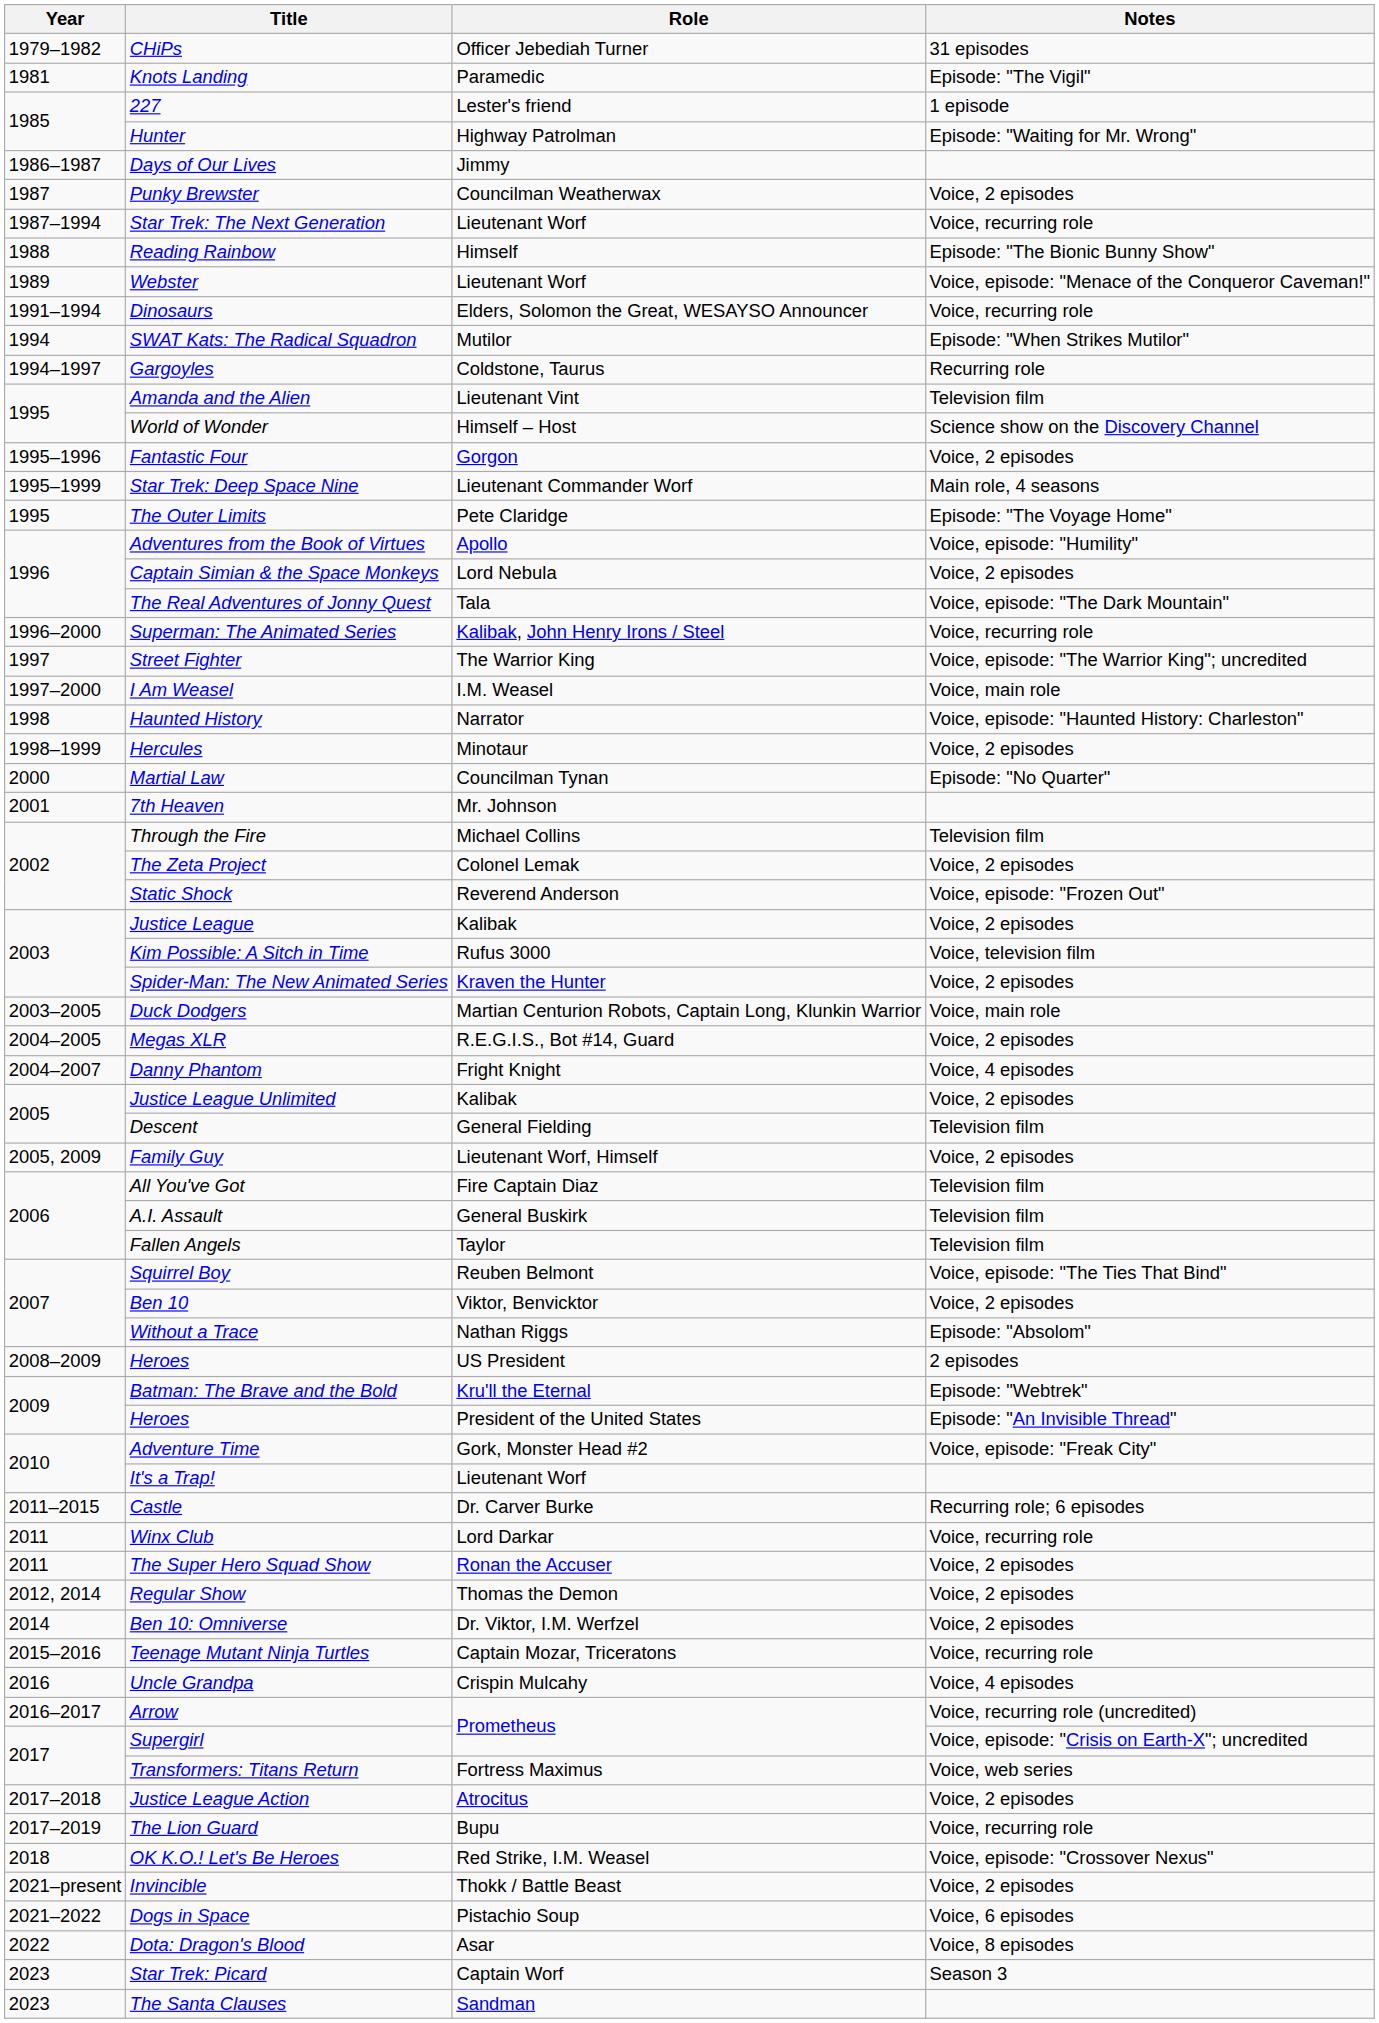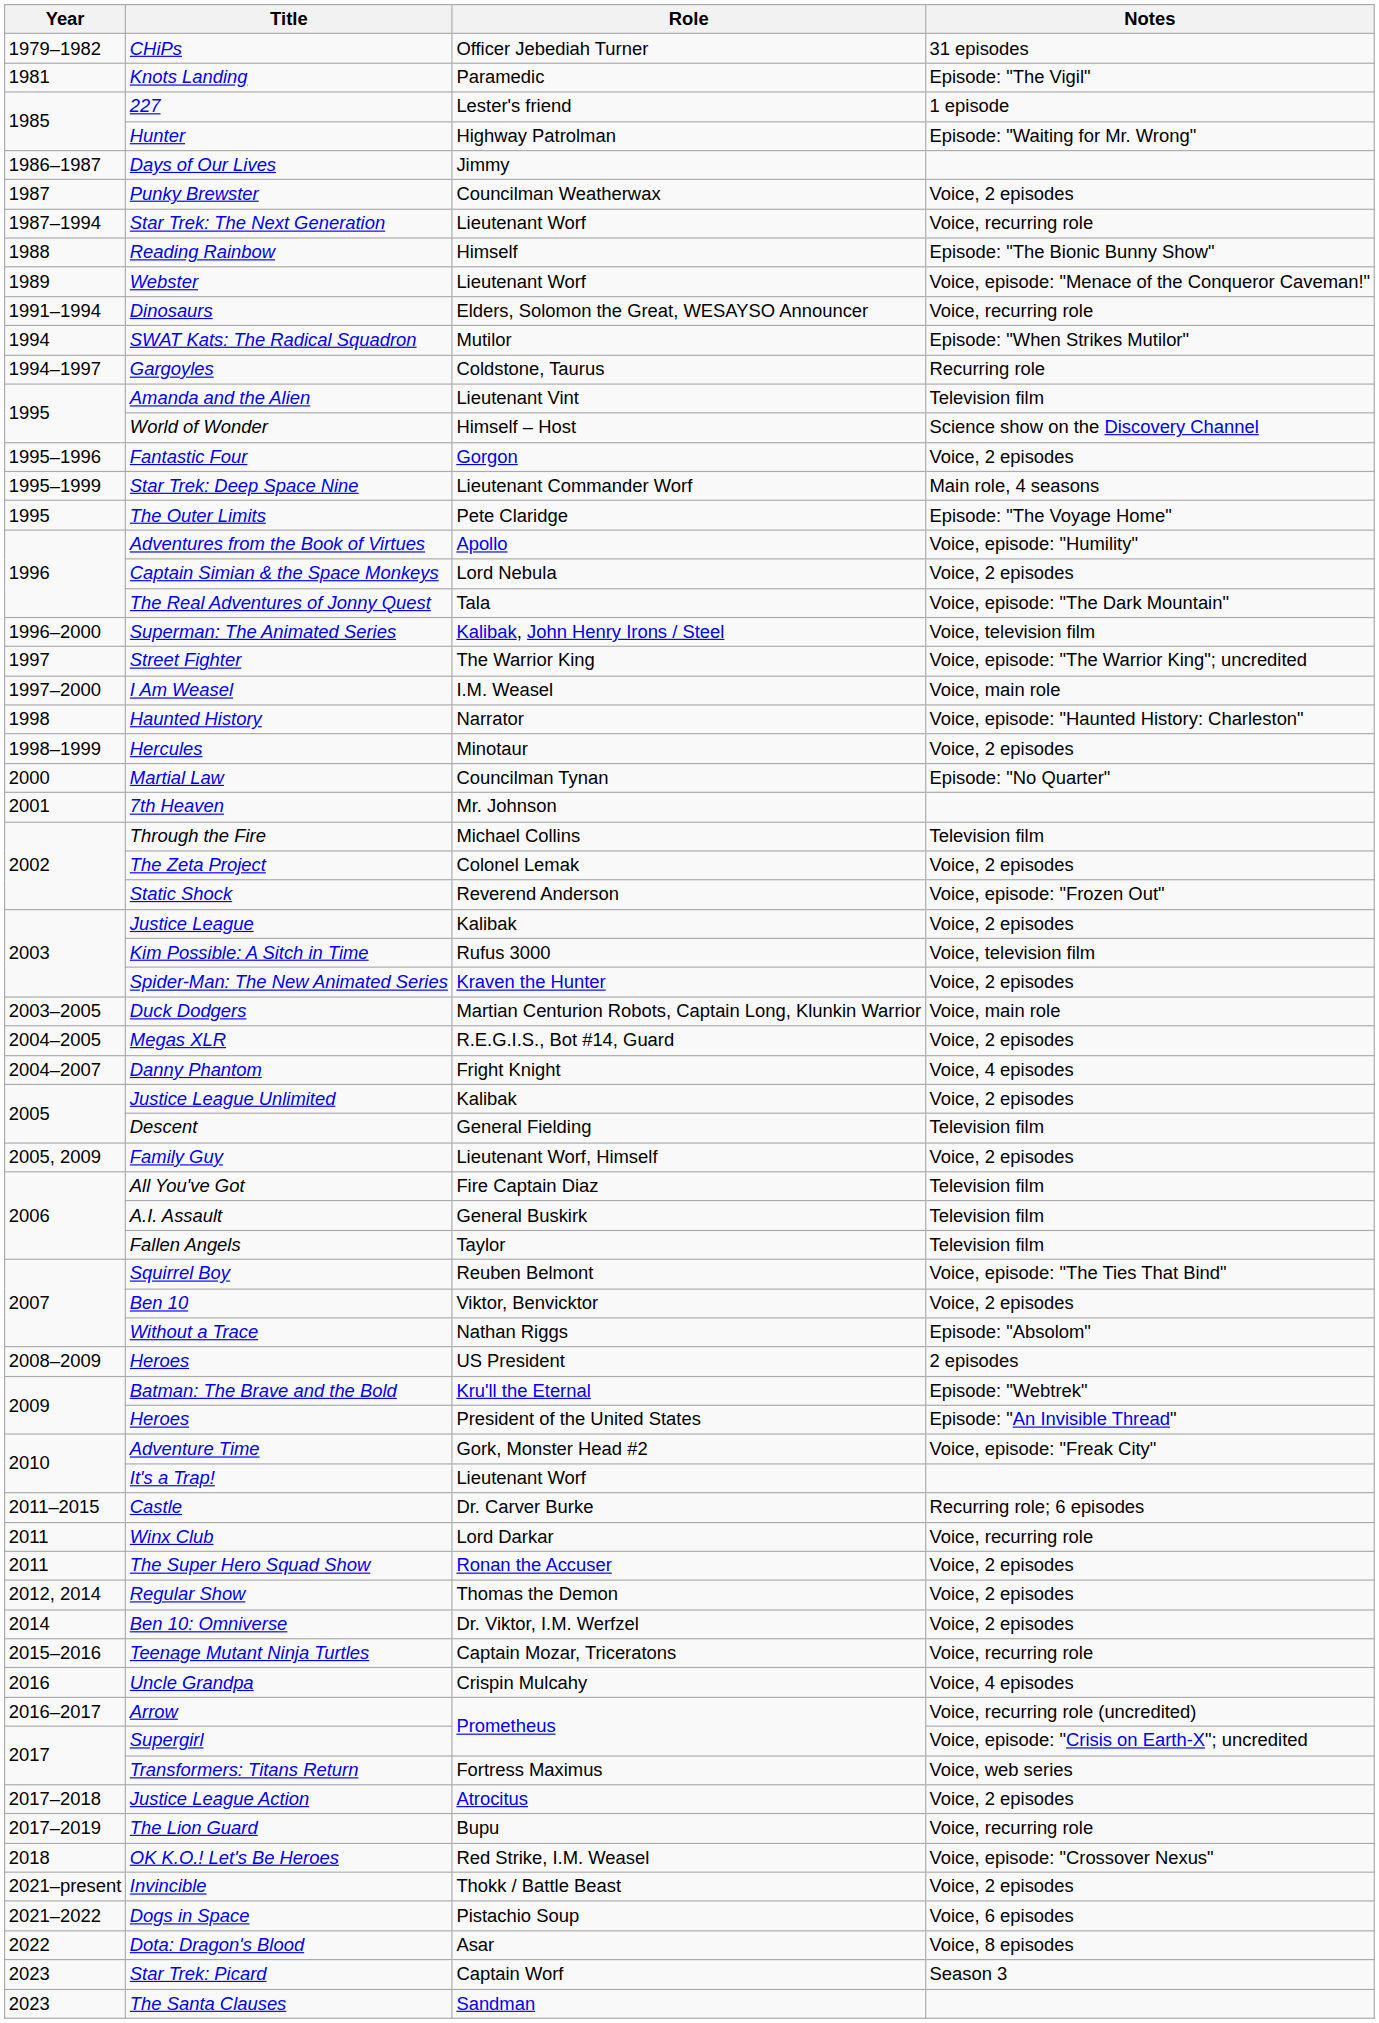(1011, 631) Voice, recurring role -> (1012, 631) Voice, television film
